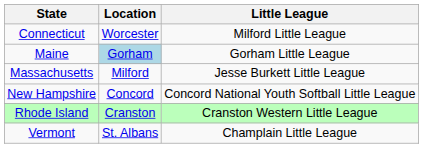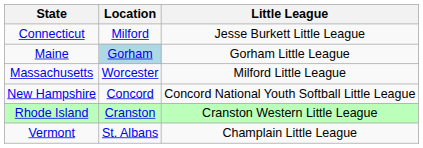(130, 34) Worcester -> (130, 34) Milford
(290, 34) Milford Little League -> (290, 34) Jesse Burkett Little League
(130, 73) Milford -> (130, 73) Worcester
(290, 73) Jesse Burkett Little League -> (290, 73) Milford Little League
